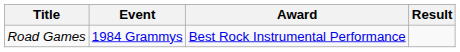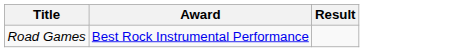- column: (137, 15)
